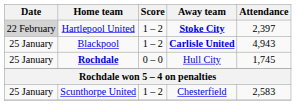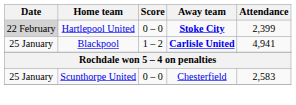(153, 28) 1 – 2 -> (153, 28) 0 – 0
(264, 28) 2,397 -> (264, 28) 2,399
(264, 44) 4,943 -> (264, 44) 4,941
- row: (98, 60)
(153, 92) 1 – 2 -> (153, 76) 0 – 0
